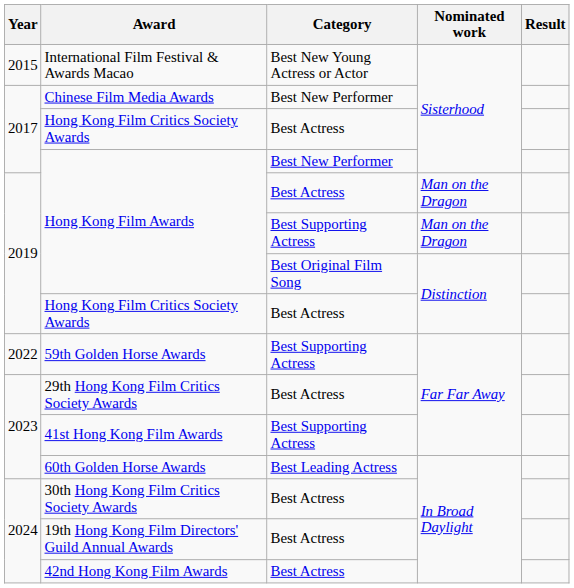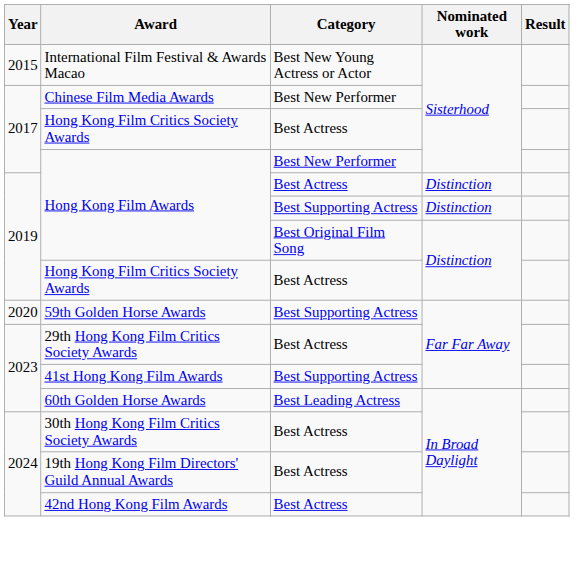(455, 192) Man on the Dragon -> (459, 184) Distinction
(455, 233) Man on the Dragon -> (459, 208) Distinction
(23, 354) 2022 -> (23, 312) 2020
